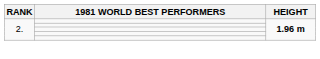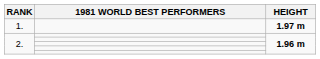+ row: (20, 26)
